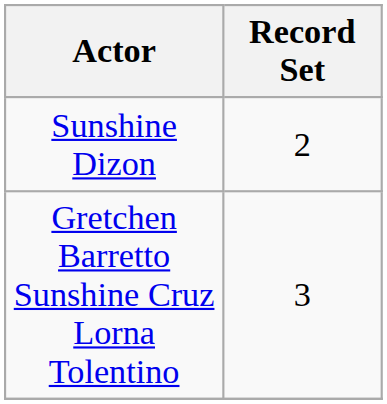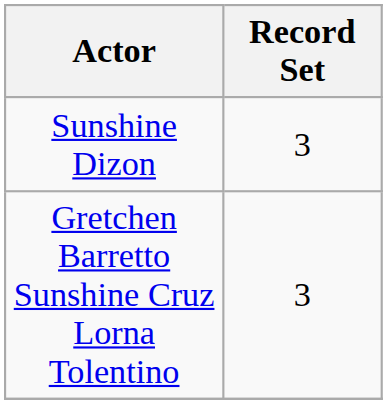(302, 143) 2 -> (302, 143) 3
